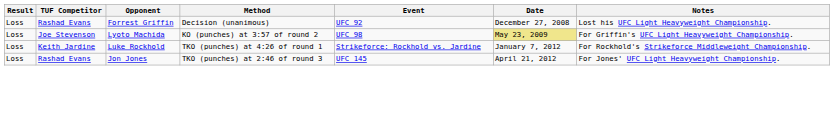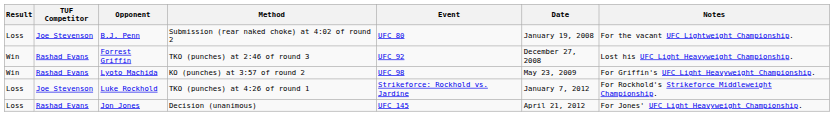+ row: (120, 35)
(15, 23) Loss -> (13, 56) Win
(226, 23) Decision (unanimous) -> (239, 56) TKO (punches) at 2:46 of round 3
(15, 35) Loss -> (13, 73) Win
(67, 35) Joe Stevenson -> (62, 73) Rashad Evans
(521, 35) khaki background -> (550, 73) no background
(67, 47) Keith Jardine -> (65, 89) Joe Stevenson
(252, 59) TKO (punches) at 2:46 of round 3 -> (213, 106) Decision (unanimous)
